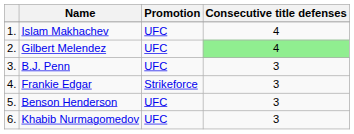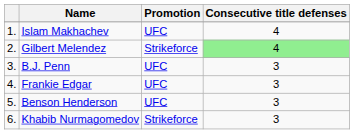(156, 48) UFC -> (171, 48) Strikeforce
(171, 84) Strikeforce -> (156, 84) UFC
(156, 119) UFC -> (171, 119) Strikeforce
